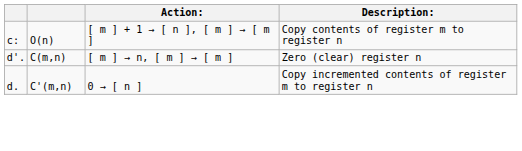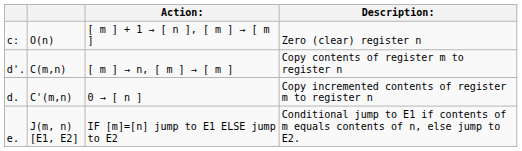(373, 35) Copy contents of register m to register n -> (352, 41) Zero (clear) register n
(352, 58) Zero (clear) register n -> (373, 64) Copy contents of register m to register n
+ row: (54, 132)
